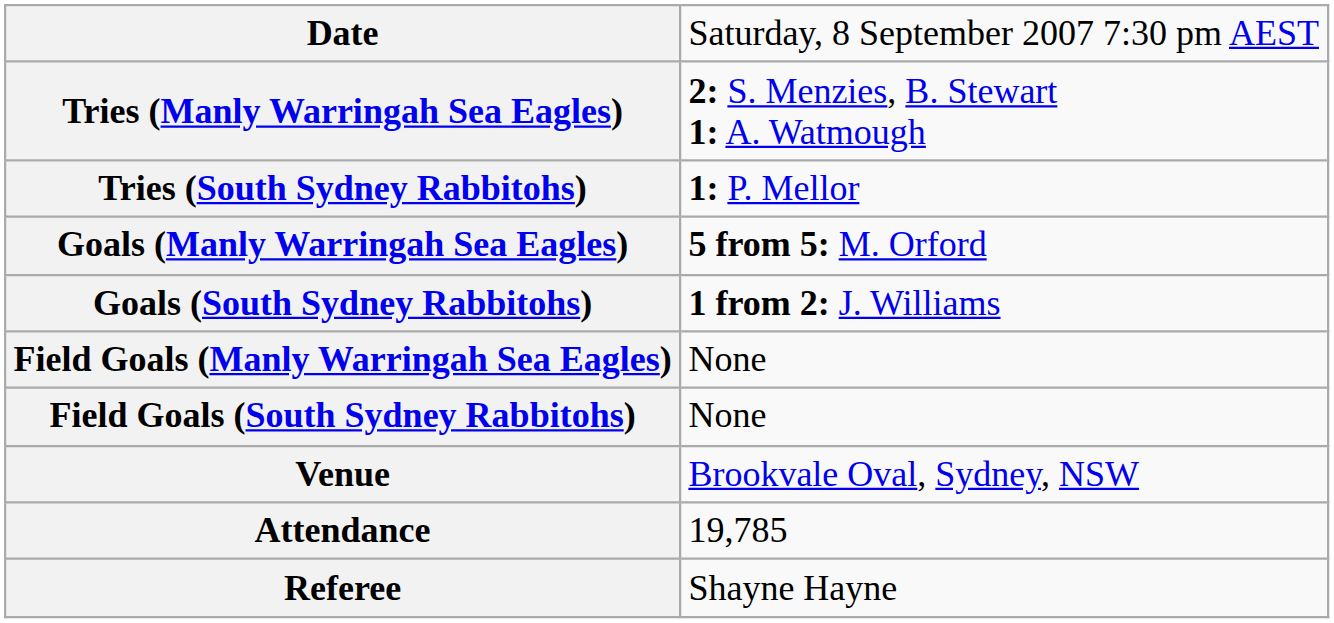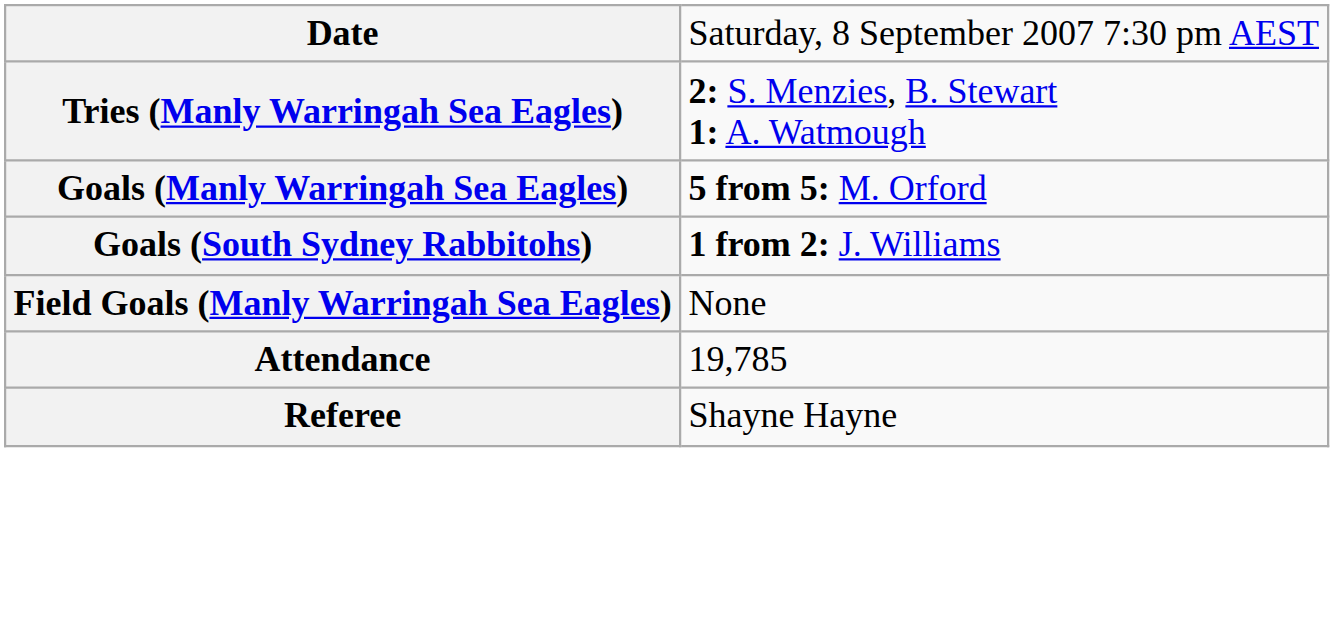- row: (343, 187)
- row: (343, 416)
- row: (343, 473)
